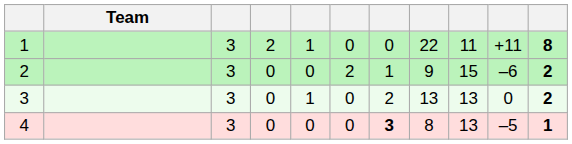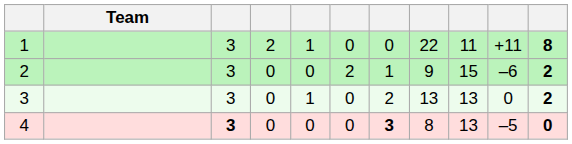(231, 125) normal -> (231, 125) bold
(548, 125) 1 -> (548, 125) 0
